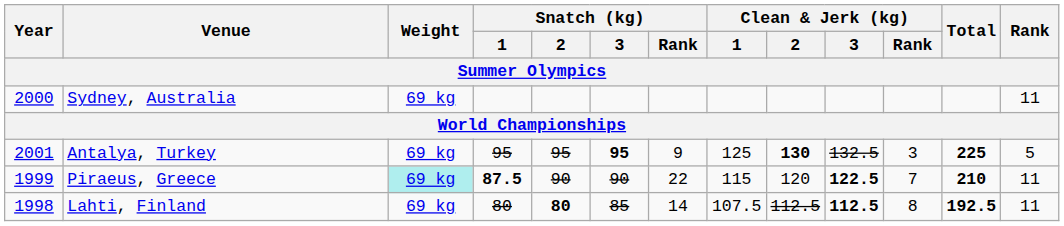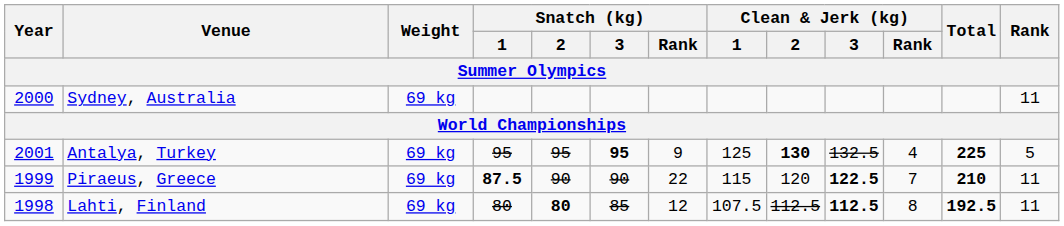(913, 153) 3 -> (913, 153) 4
(431, 180) paleturquoise background -> (431, 180) no background
(678, 206) 14 -> (678, 206) 12
